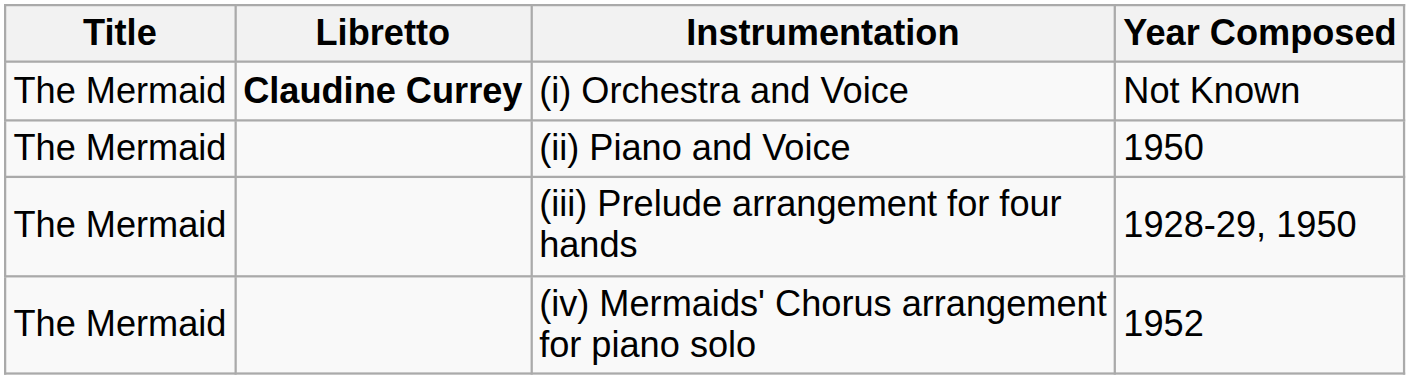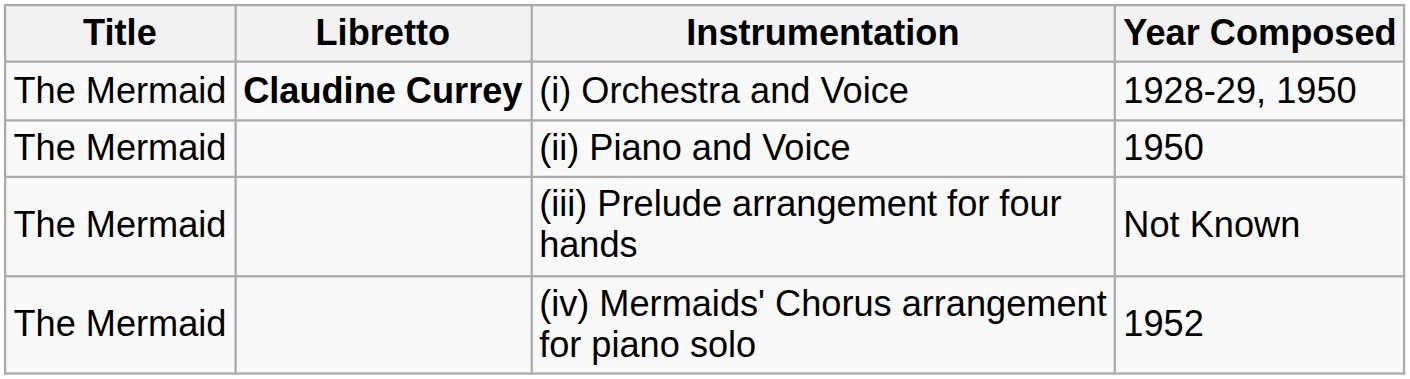(1212, 90) Not Known -> (1240, 90) 1928-29, 1950
(1240, 225) 1928-29, 1950 -> (1212, 225) Not Known
